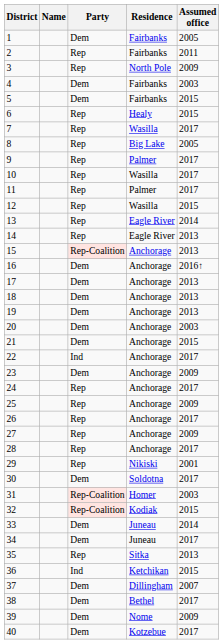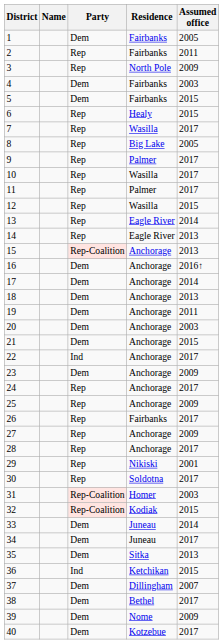(189, 281) 2013 -> (189, 281) 2014
(189, 312) 2013 -> (189, 312) 2011
(150, 418) Anchorage -> (148, 418) Fairbanks
(80, 479) Dem -> (78, 479) Rep
(78, 555) Rep -> (80, 555) Dem
